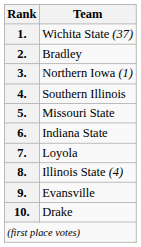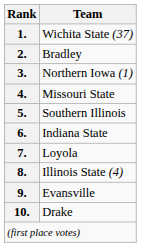(84, 93) Southern Illinois -> (78, 93) Missouri State
(78, 113) Missouri State -> (84, 113) Southern Illinois
